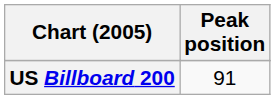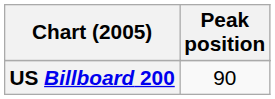(225, 77) 91 -> (225, 77) 90
